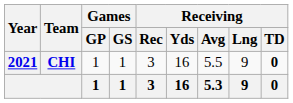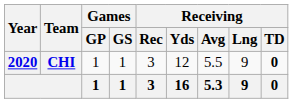(23, 62) 2021 -> (23, 62) 2020
(182, 62) 16 -> (182, 62) 12
